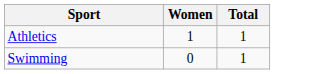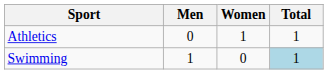+ column: (190, 15)
(243, 58) no background -> (296, 58) lightblue background
